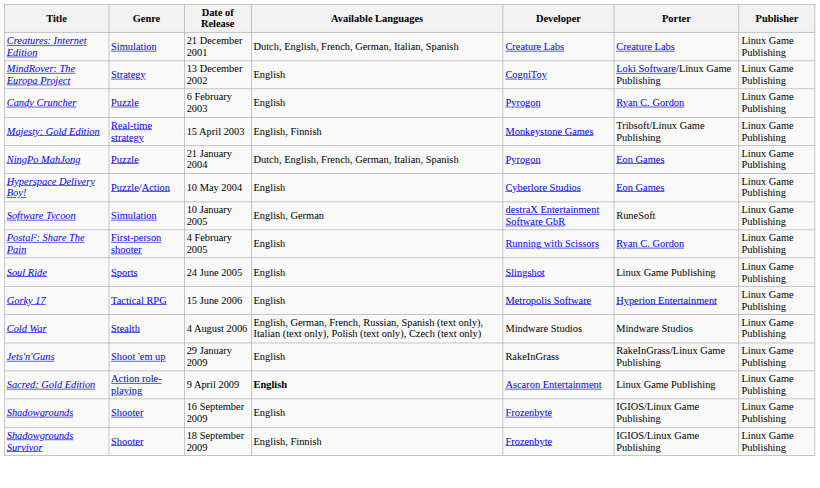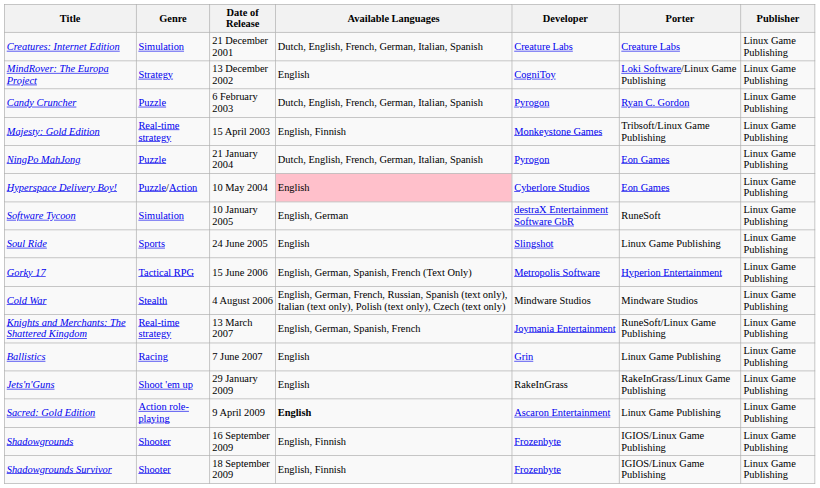(269, 103) English -> (380, 103) Dutch, English, French, German, Italian, Spanish
(269, 187) no background -> (294, 187) pink background
- row: (46, 244)
(269, 300) English -> (375, 272) English, German, Spanish, French (Text Only)
+ row: (66, 328)
+ row: (26, 356)
(269, 413) English -> (312, 441) English, Finnish
